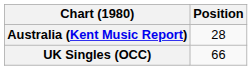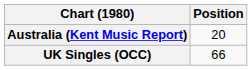(218, 34) 28 -> (218, 34) 20
